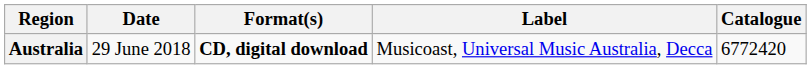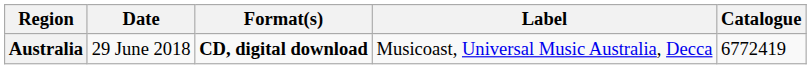(753, 48) 6772420 -> (753, 48) 6772419
